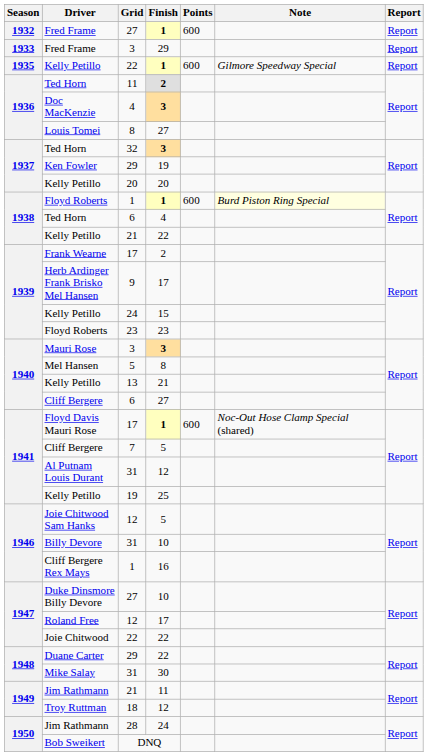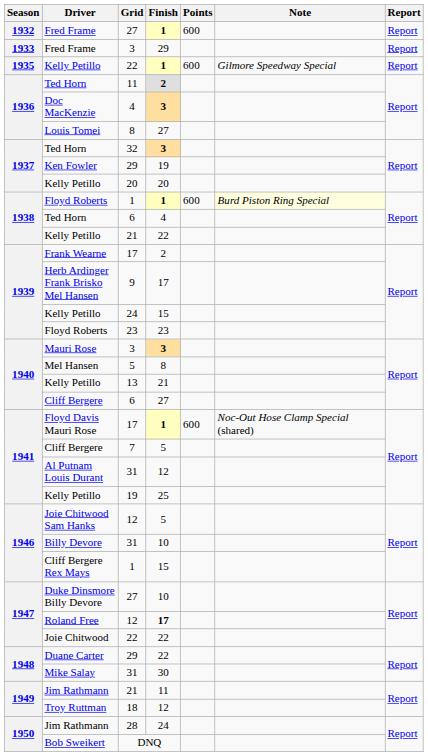(163, 566) 16 -> (163, 566) 15
(163, 620) normal -> (163, 620) bold
